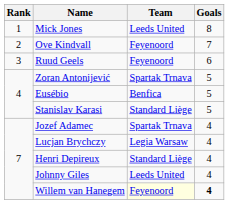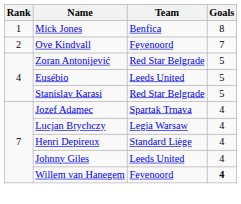(157, 28) Leeds United -> (145, 28) Benfica
- row: (59, 61)
(161, 77) Spartak Trnava -> (167, 61) Red Star Belgrade
(145, 93) Benfica -> (157, 77) Leeds United
(161, 110) Standard Liège -> (167, 93) Red Star Belgrade
(151, 191) lightyellow background -> (151, 175) no background
